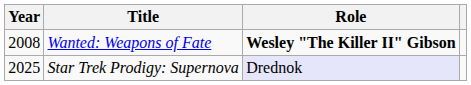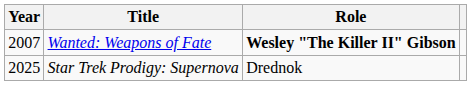(24, 42) 2008 -> (24, 42) 2007
(274, 67) lavender background -> (274, 67) no background
